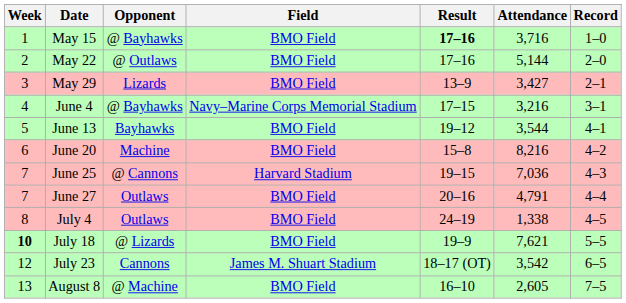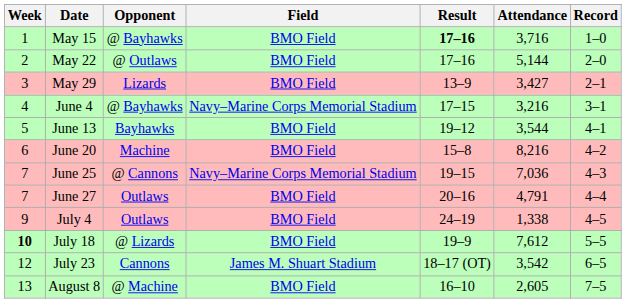(303, 173) Harvard Stadium -> (303, 173) Navy–Marine Corps Memorial Stadium
(25, 219) 8 -> (25, 219) 9
(532, 241) 7,621 -> (532, 241) 7,612
